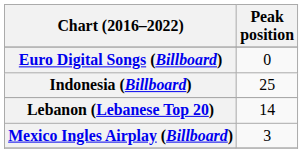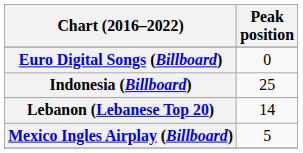(267, 135) 3 -> (267, 135) 5
